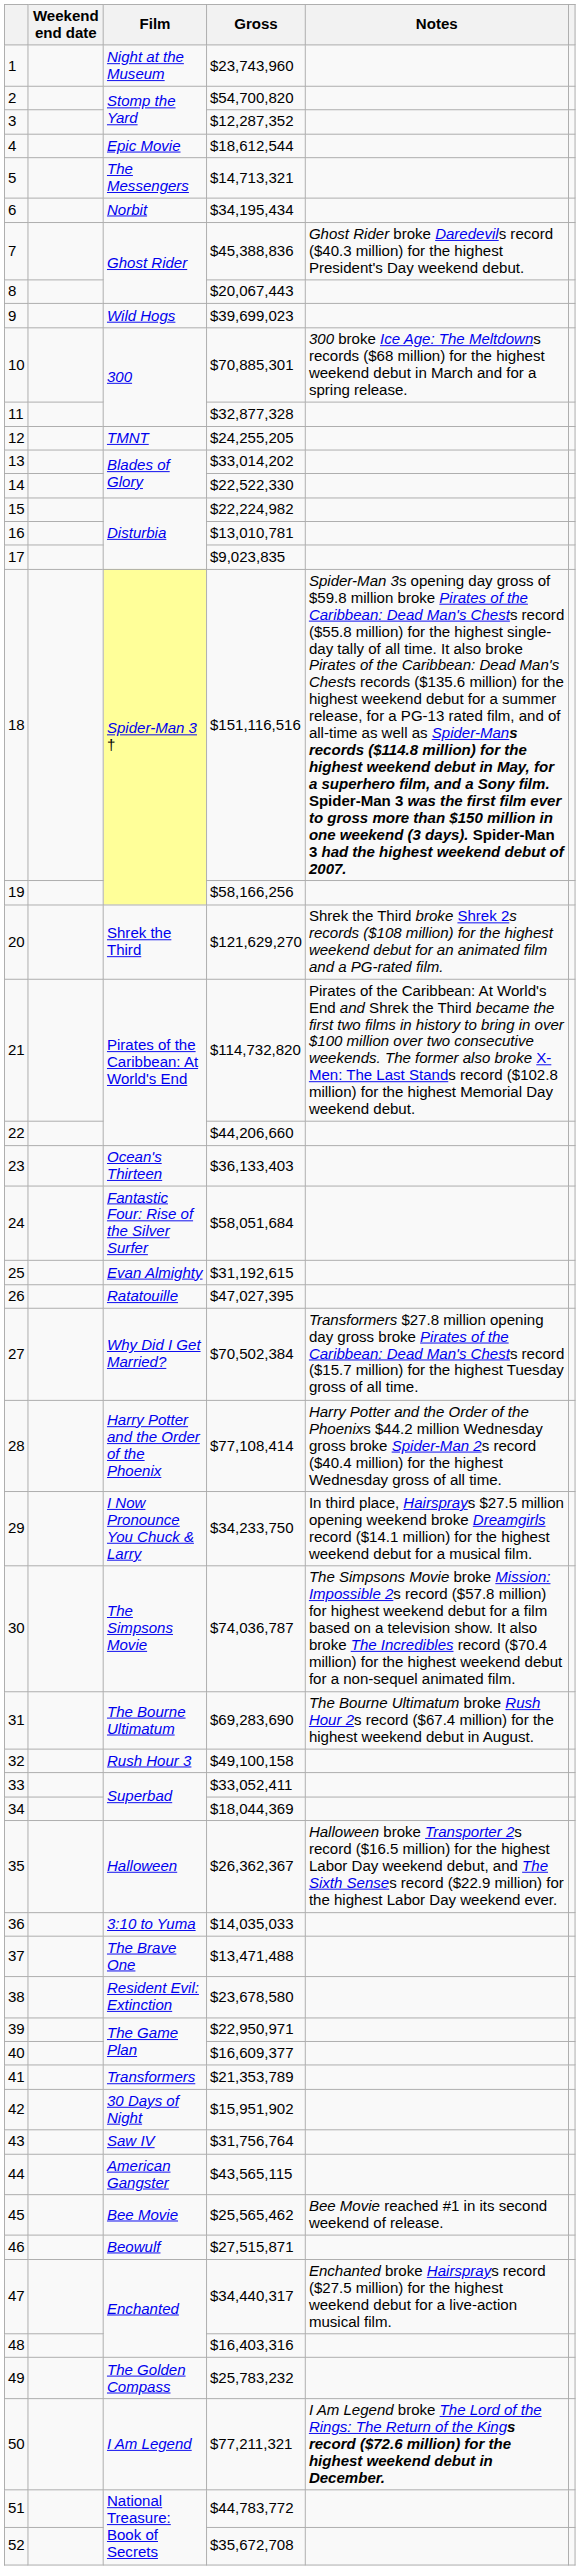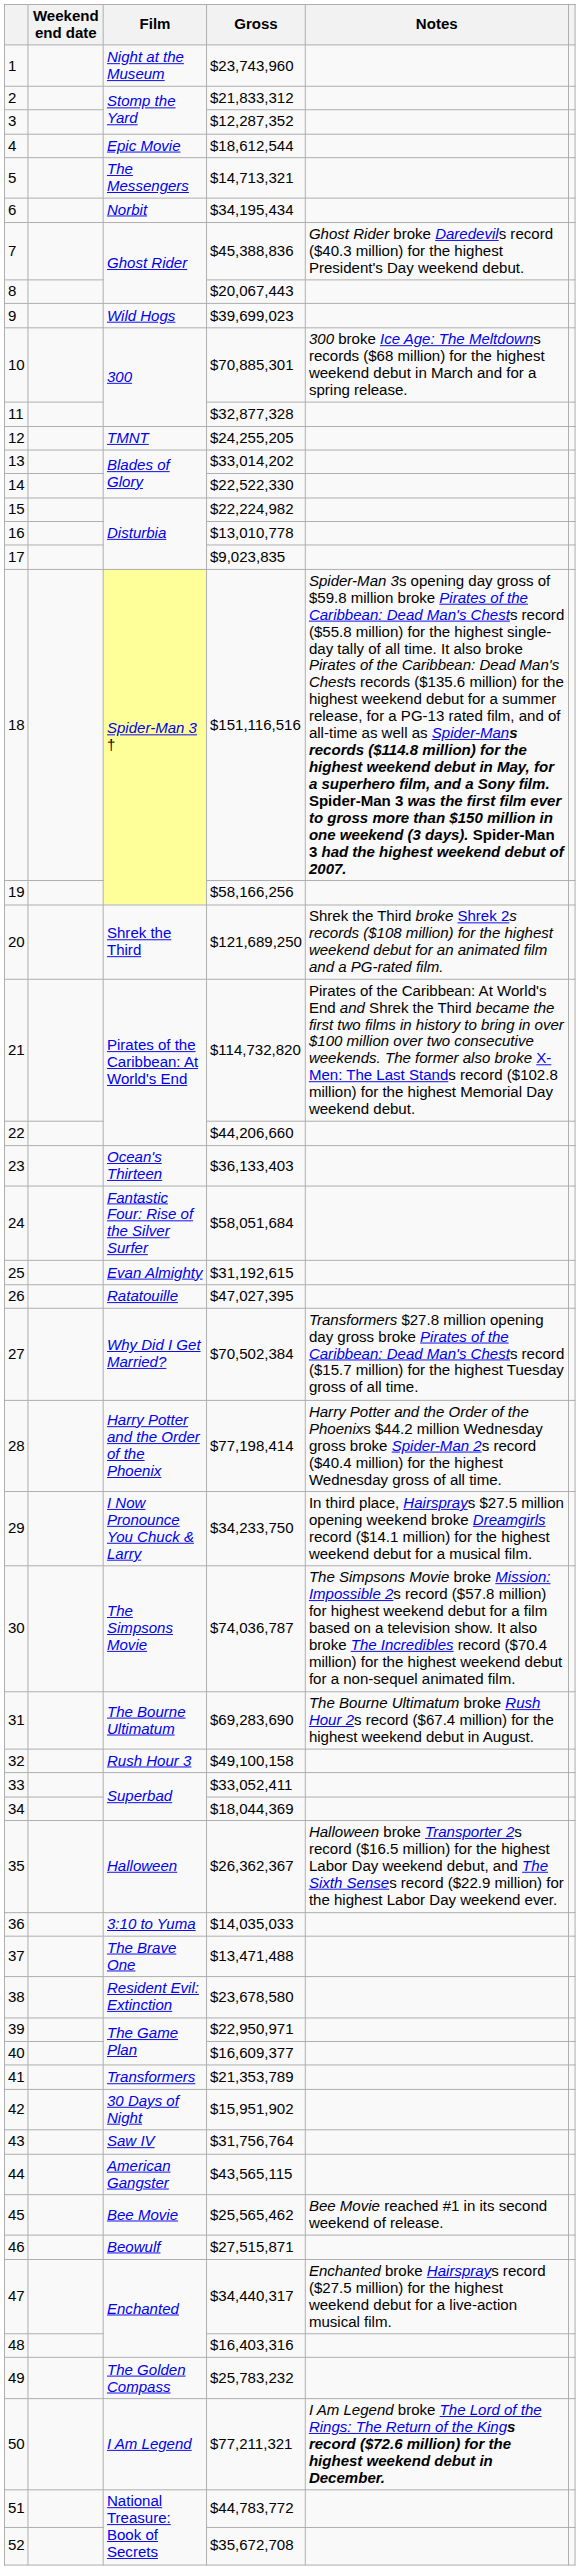(252, 97) $54,700,820 -> (252, 97) $21,833,312
(252, 533) $13,010,781 -> (252, 533) $13,010,778
(256, 941) $121,629,270 -> (256, 941) $121,689,250
(252, 1445) $77,108,414 -> (252, 1445) $77,198,414
